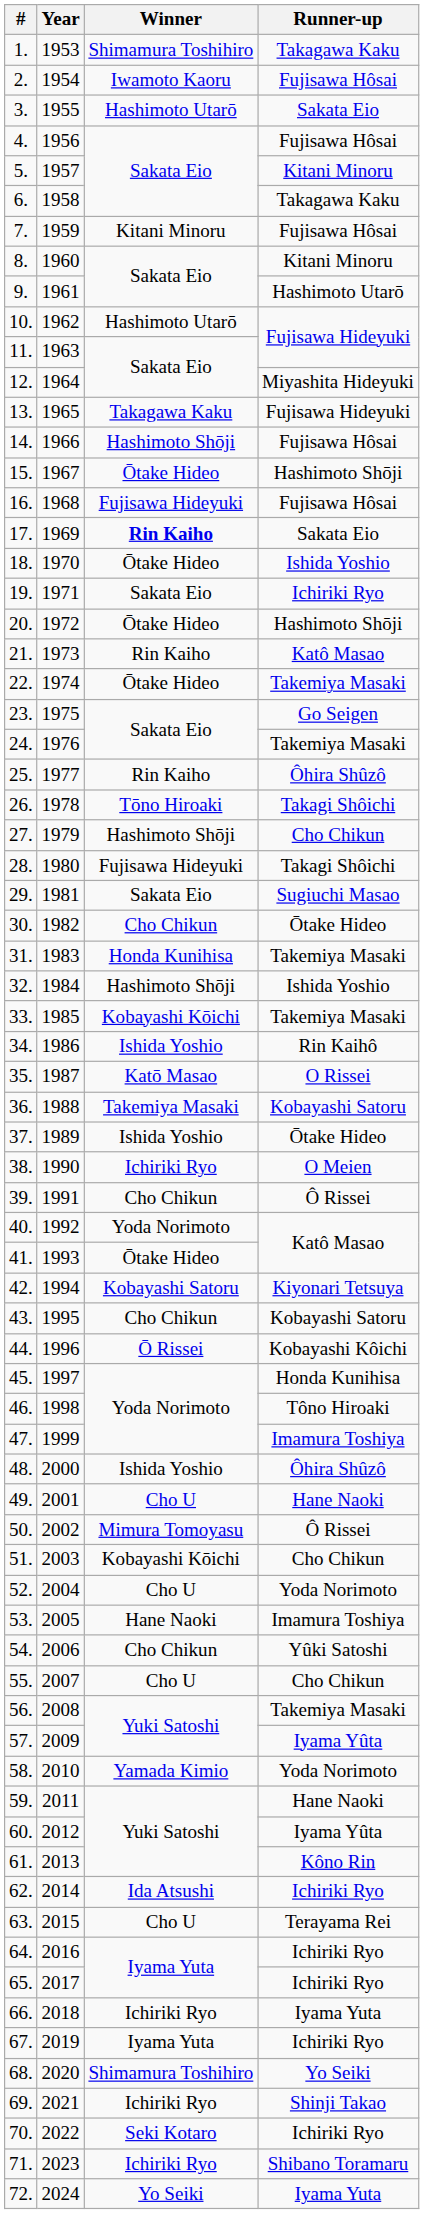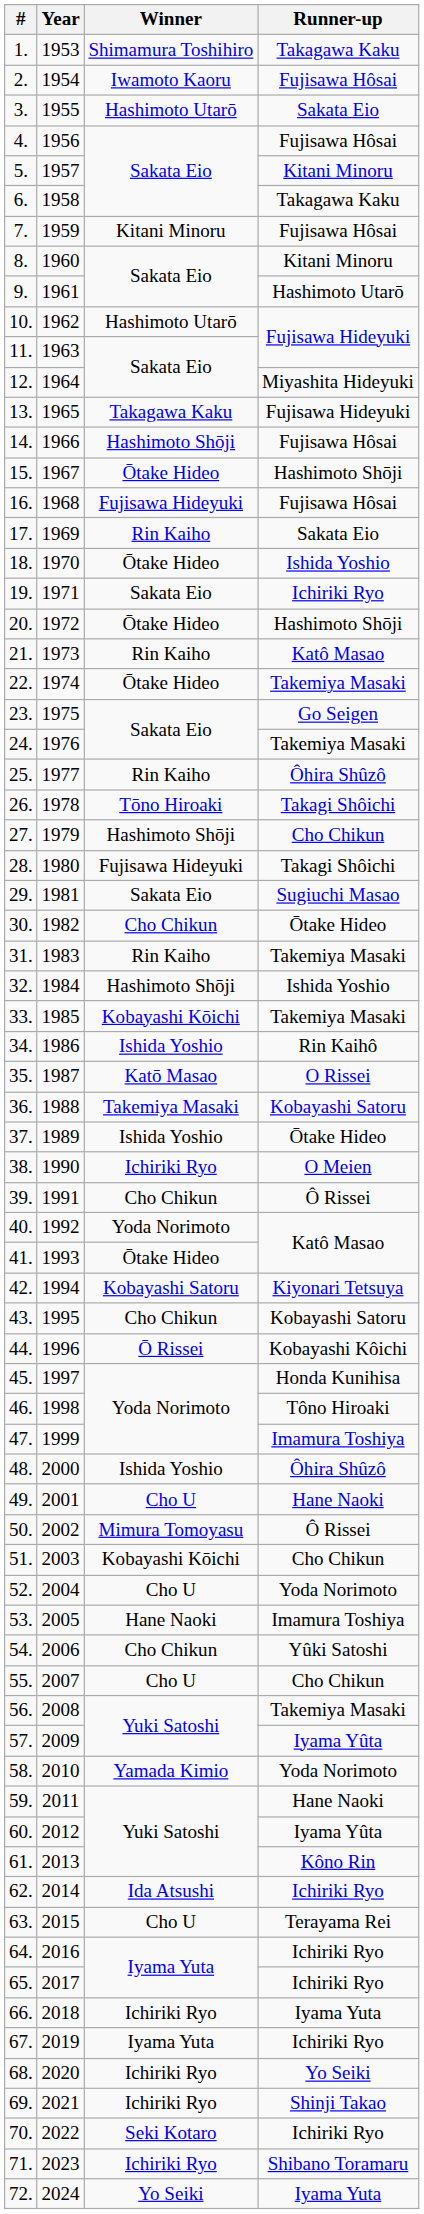(171, 532) bold -> (171, 532) normal
(171, 955) Honda Kunihisa -> (171, 955) Rin Kaiho
(171, 2072) Shimamura Toshihiro -> (171, 2072) Ichiriki Ryo
